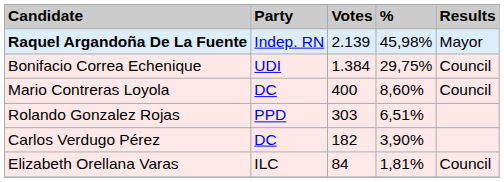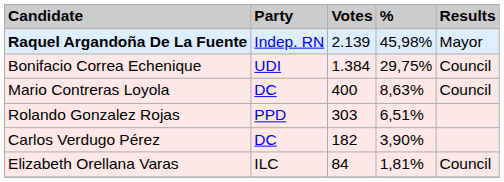(402, 90) 8,60% -> (402, 90) 8,63%
